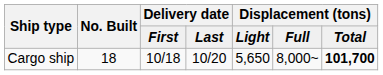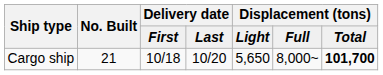(109, 59) 18 -> (109, 59) 21
